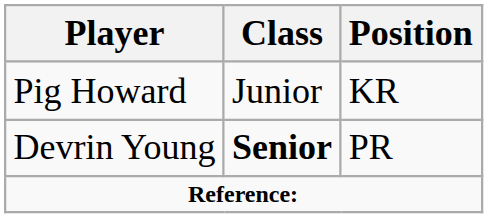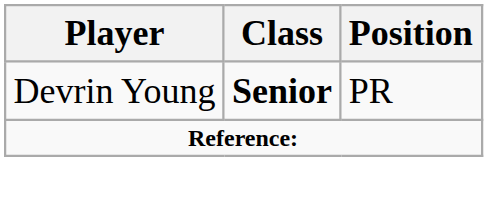- row: (100, 90)
